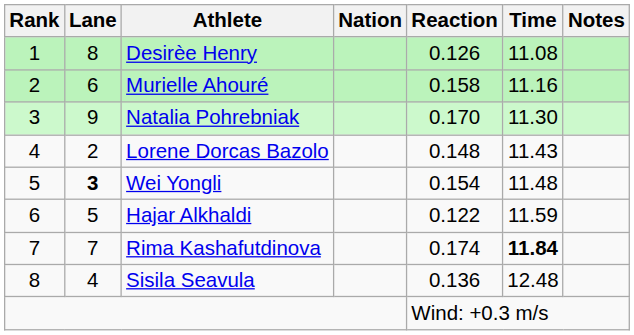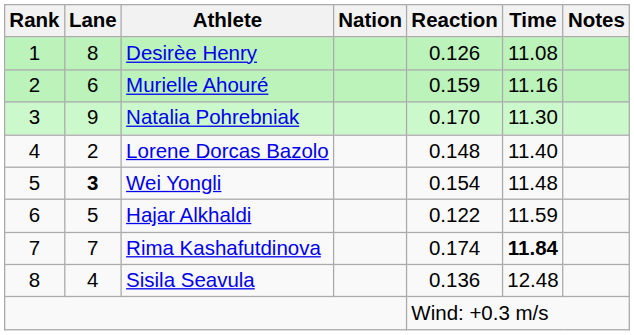(455, 85) 0.158 -> (455, 85) 0.159
(533, 150) 11.43 -> (533, 150) 11.40
